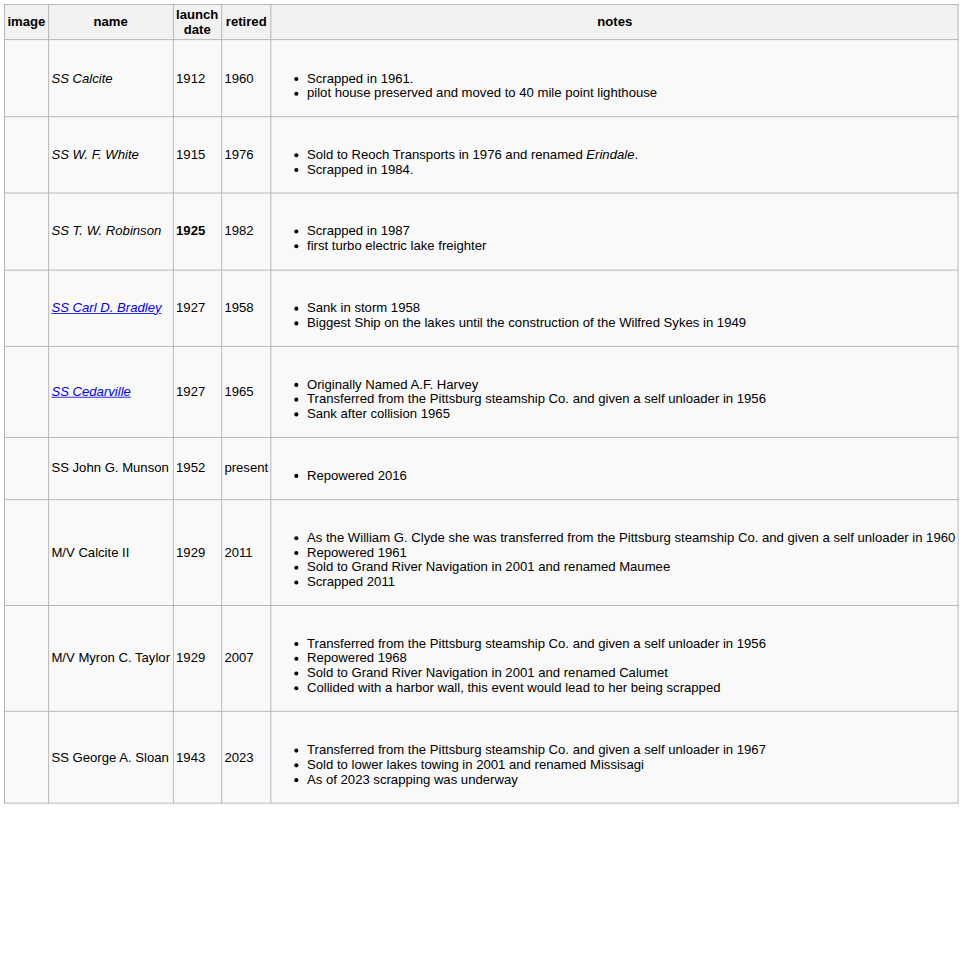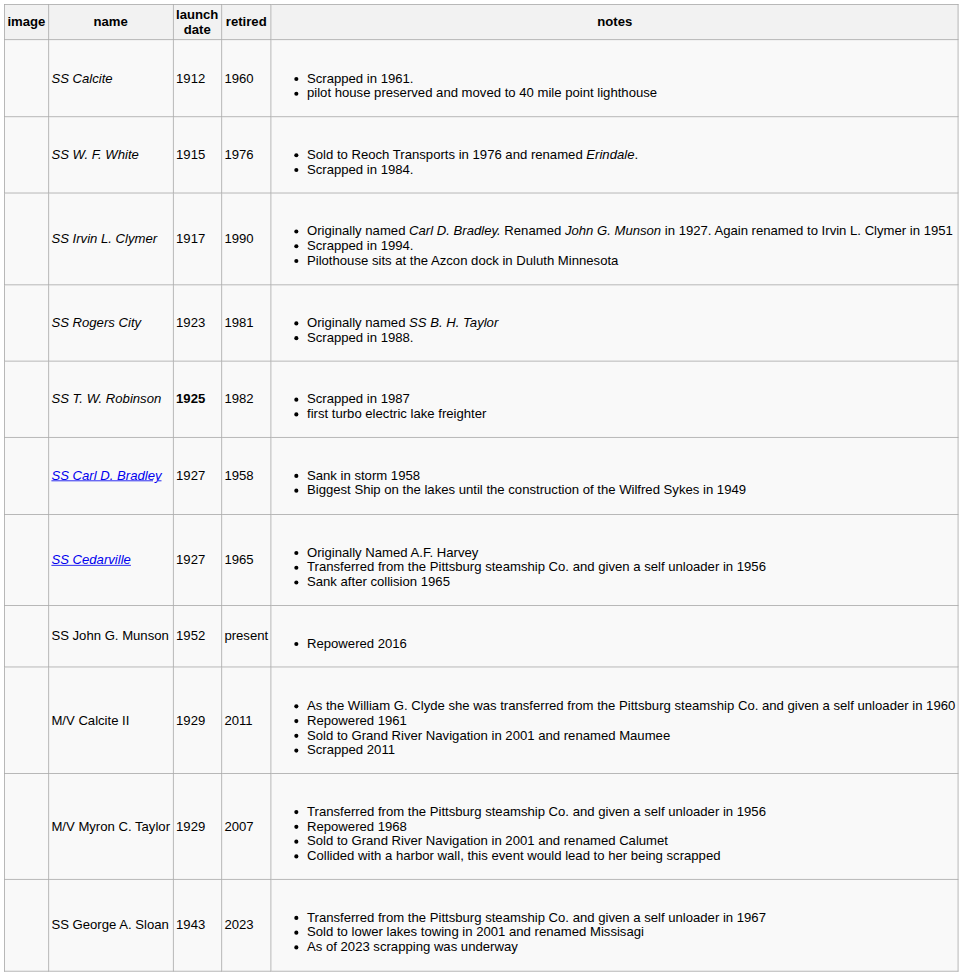+ row: (104, 238)
+ row: (96, 322)
